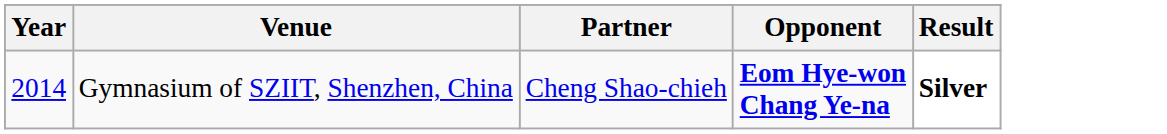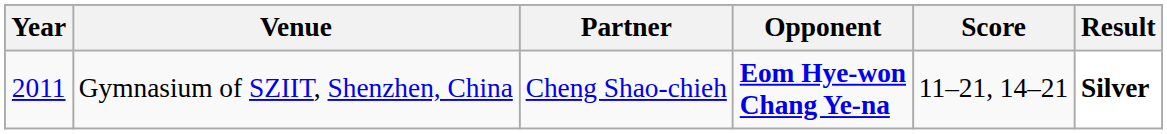+ column: (994, 27)
(39, 88) 2014 -> (39, 88) 2011
